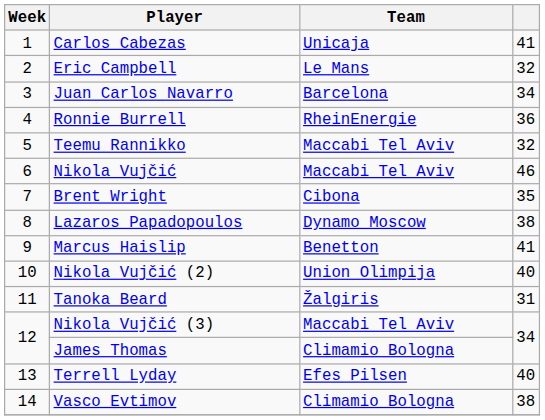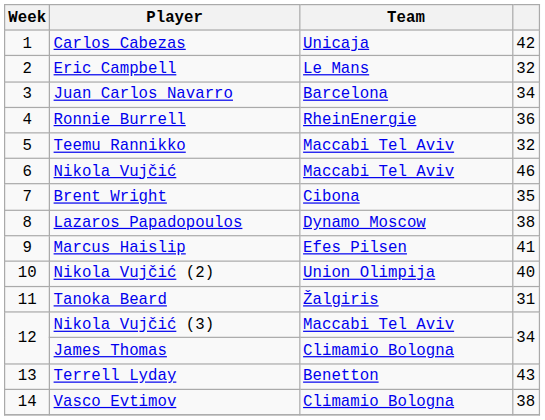(526, 43) 41 -> (526, 43) 42
(341, 248) Benetton -> (355, 248) Efes Pilsen
(355, 376) Efes Pilsen -> (341, 376) Benetton
(526, 376) 40 -> (526, 376) 43
